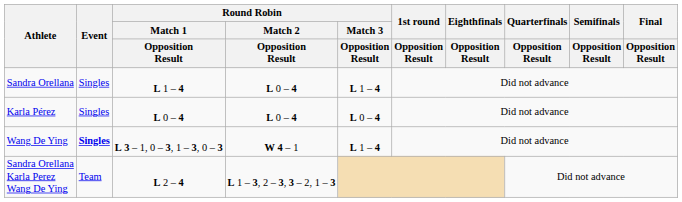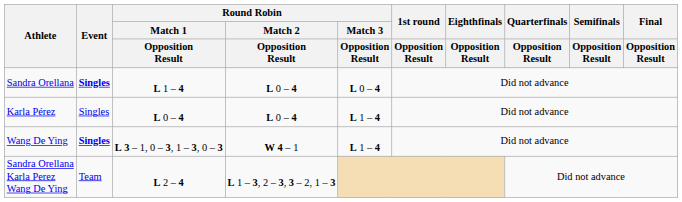(94, 83) normal -> (94, 83) bold
(365, 89) L 1 – 4 -> (365, 89) L 0 – 4
(365, 118) L 0 – 4 -> (365, 118) L 1 – 4
